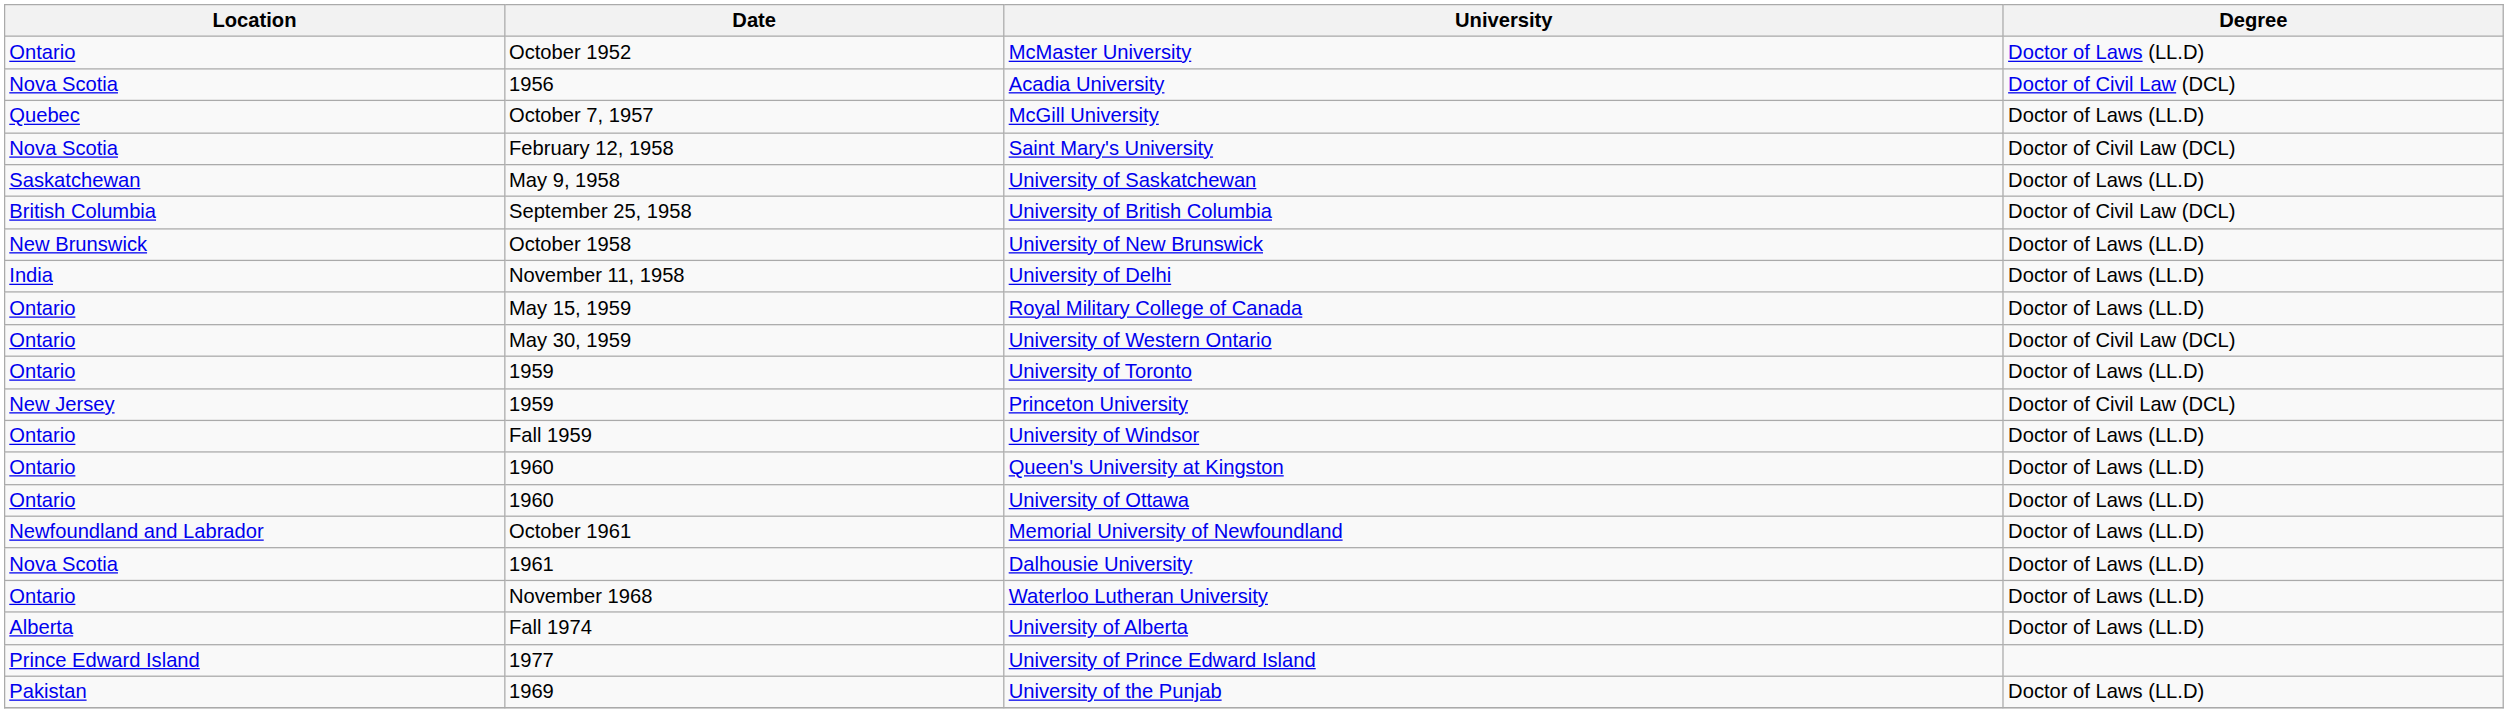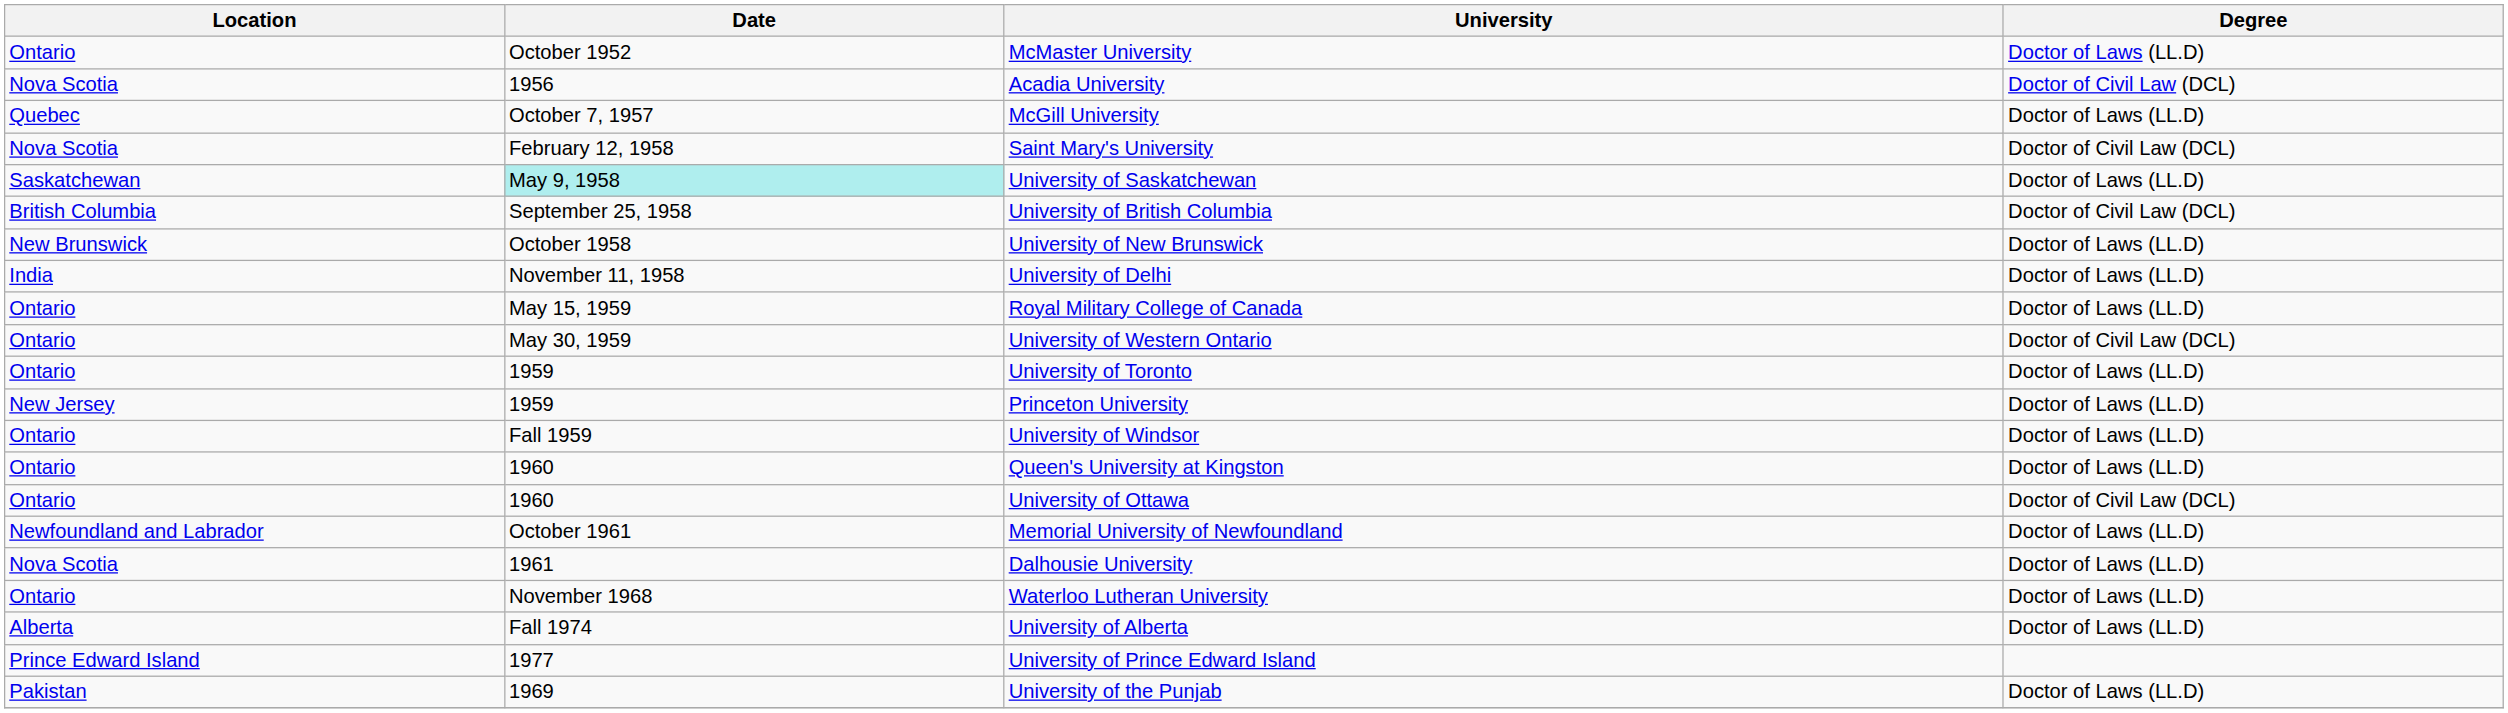(564, 180) no background -> (564, 180) paleturquoise background
(2122, 404) Doctor of Civil Law (DCL) -> (2106, 404) Doctor of Laws (LL.D)
(2106, 500) Doctor of Laws (LL.D) -> (2122, 500) Doctor of Civil Law (DCL)
